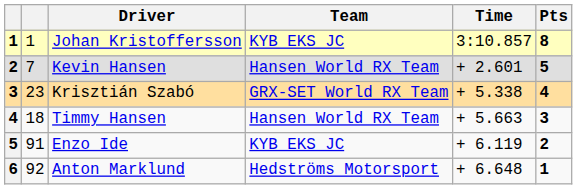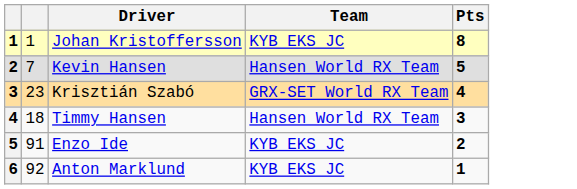- column: (494, 18)
(344, 171) Hedströms Motorsport -> (297, 171) KYB EKS JC
